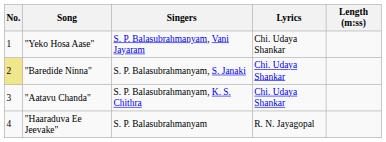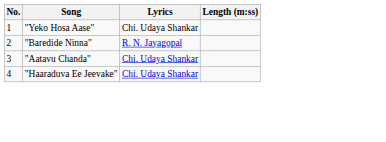- column: (182, 18)
(9, 71) khaki background -> (9, 43) no background
(276, 71) Chi. Udaya Shankar -> (152, 43) R. N. Jayagopal
(284, 124) R. N. Jayagopal -> (160, 74) Chi. Udaya Shankar
